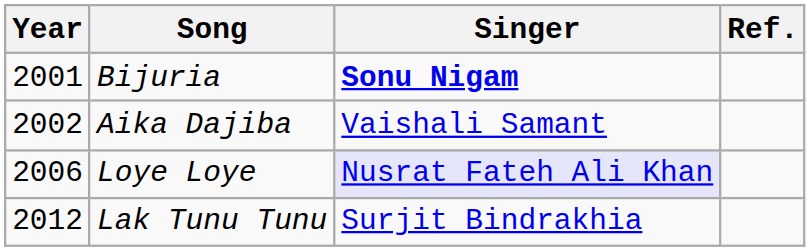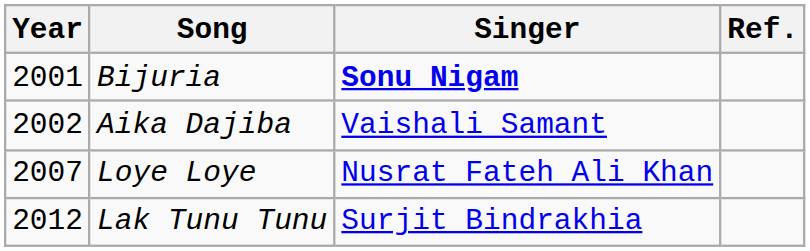(48, 173) 2006 -> (48, 173) 2007
(527, 173) lavender background -> (527, 173) no background
